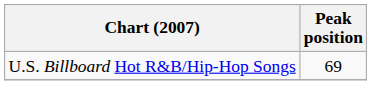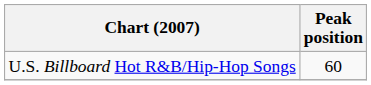(333, 65) 69 -> (333, 65) 60
